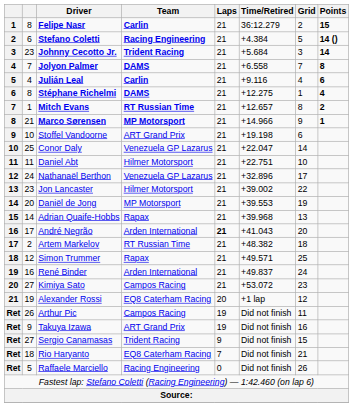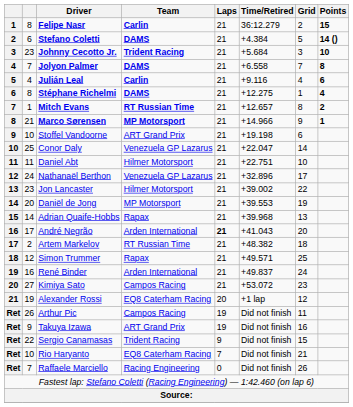(165, 38) Racing Engineering -> (136, 38) DAMS
(325, 52) 14 -> (325, 52) 10
(29, 340) 27 -> (29, 340) 22
(29, 354) 18 -> (29, 354) 10
(29, 367) 5 -> (29, 367) 7
